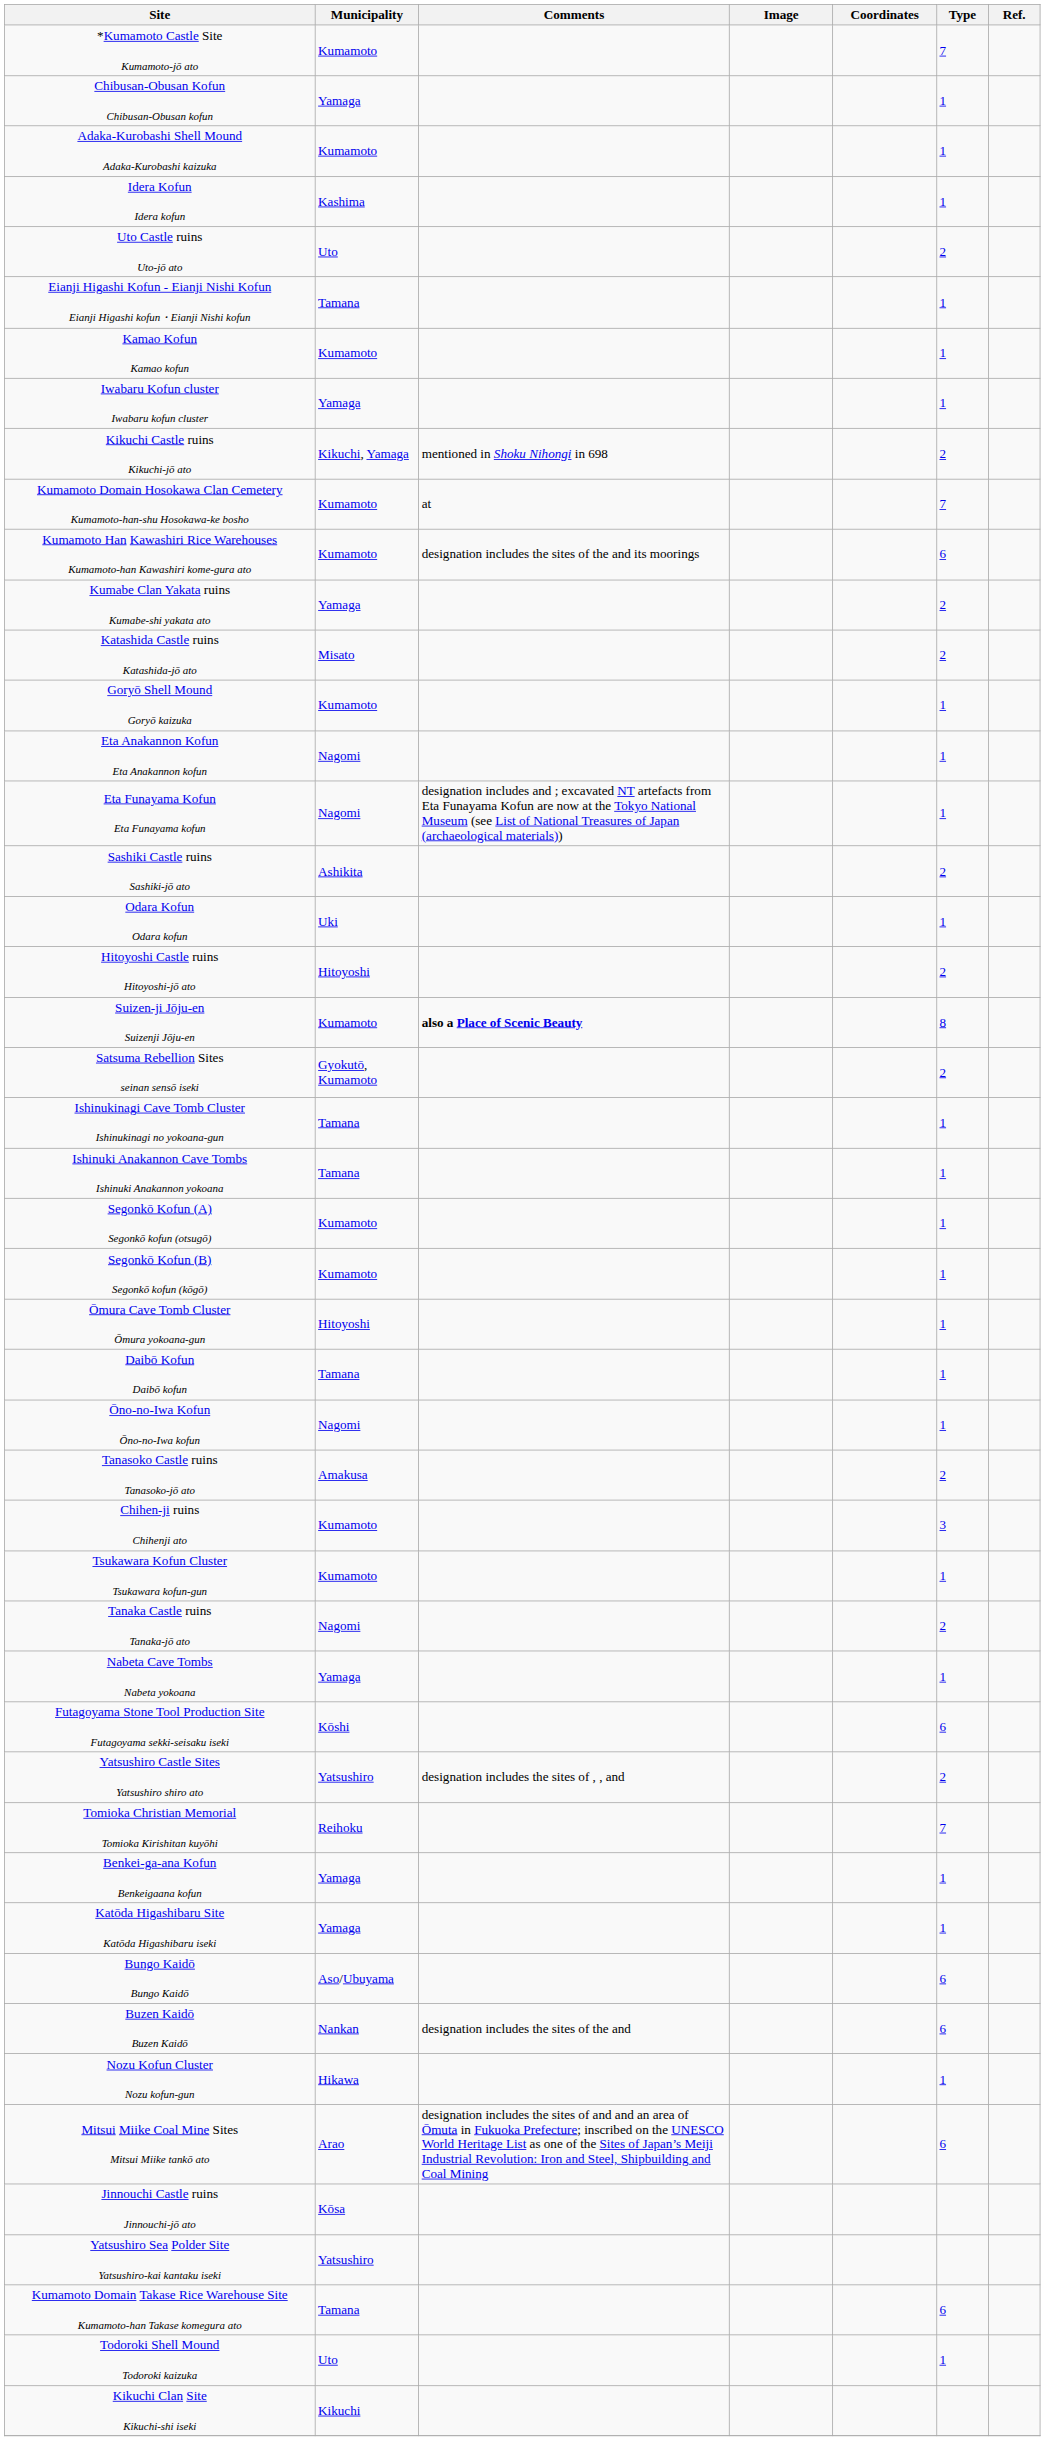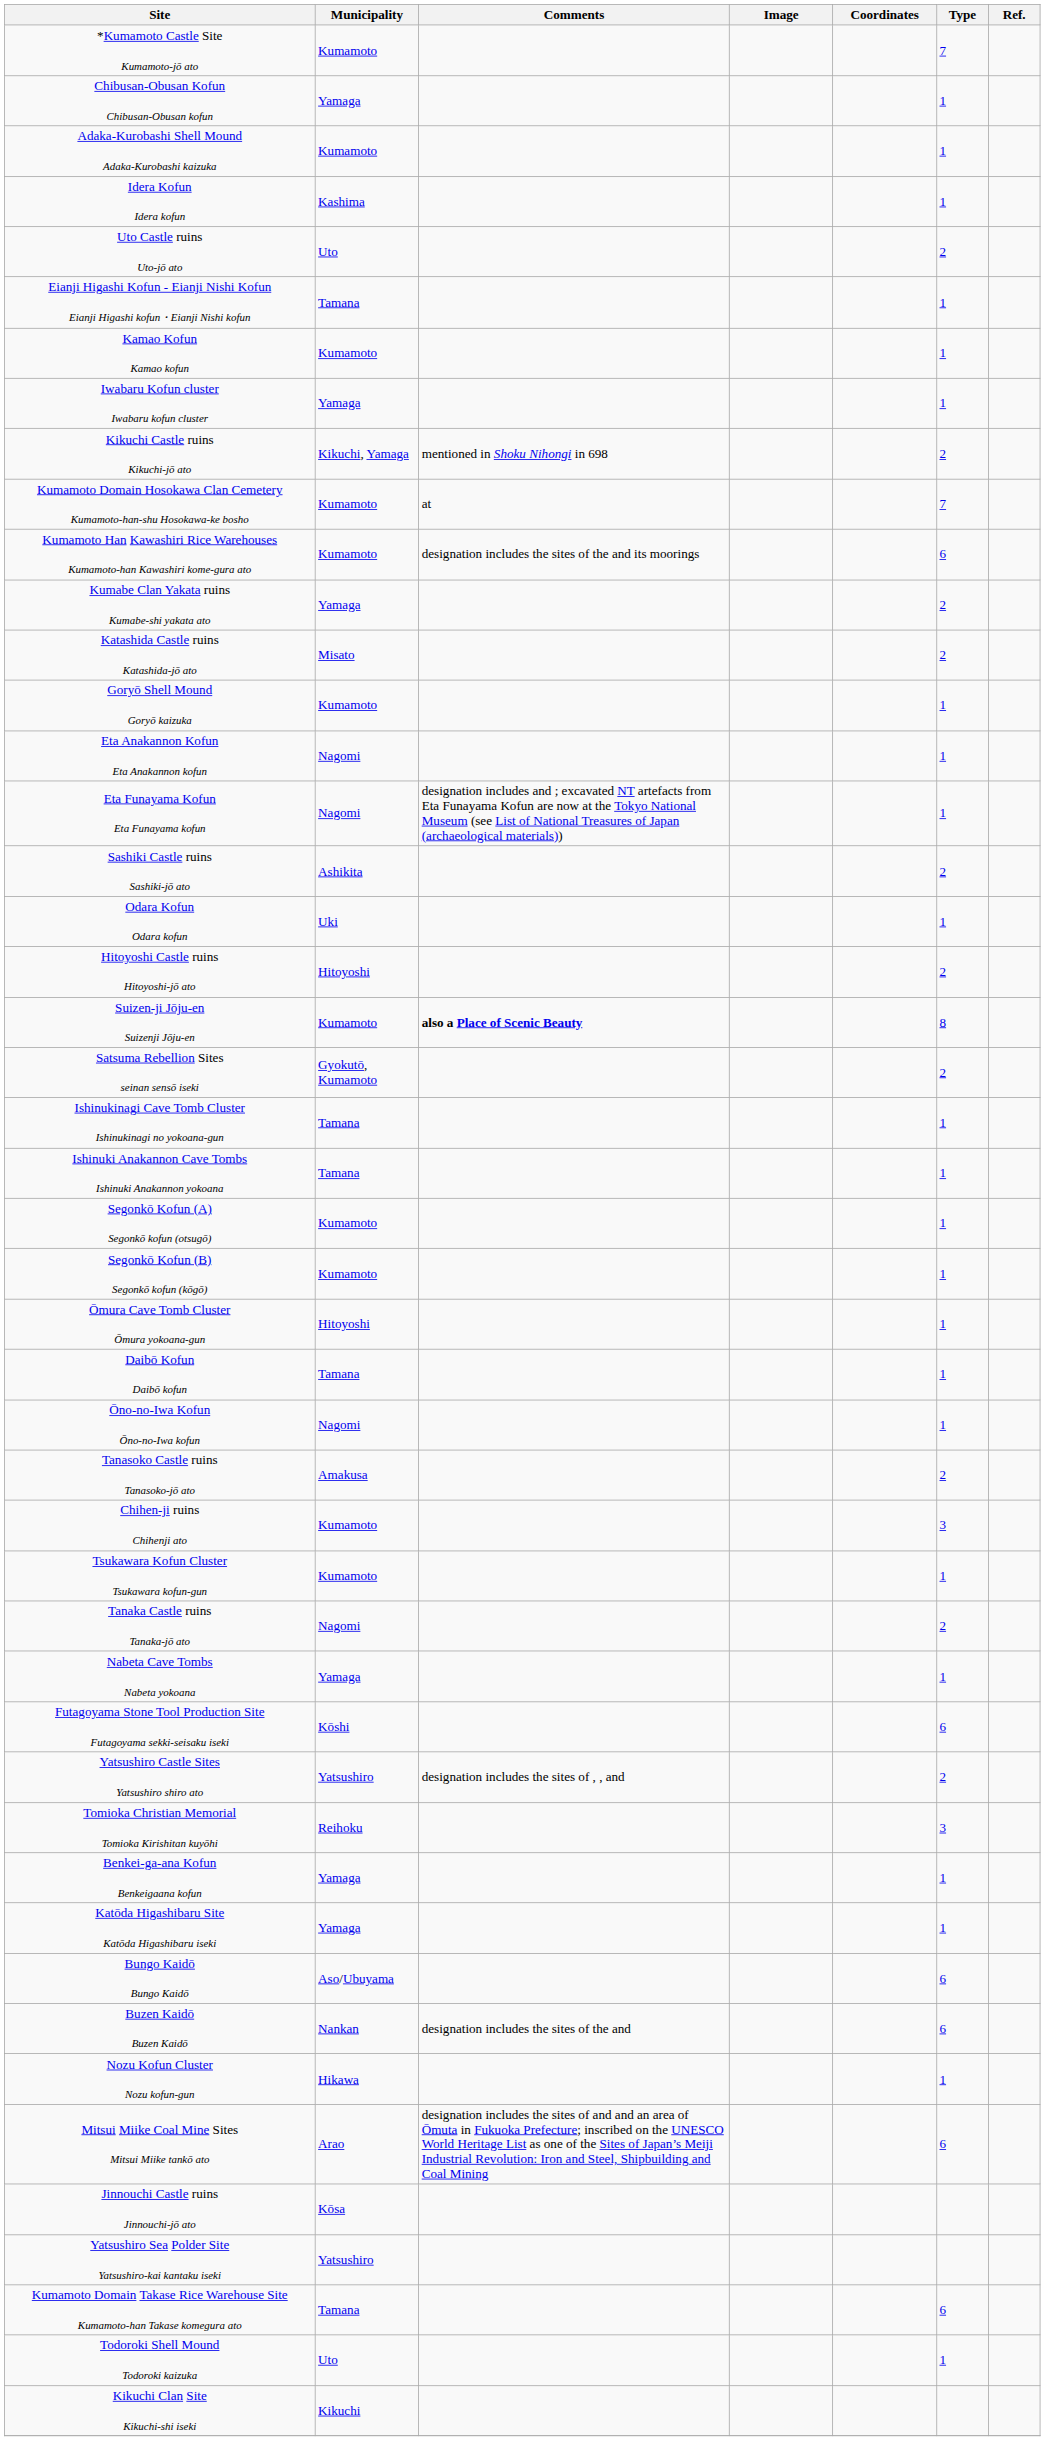(943, 1827) 7 -> (943, 1827) 3
